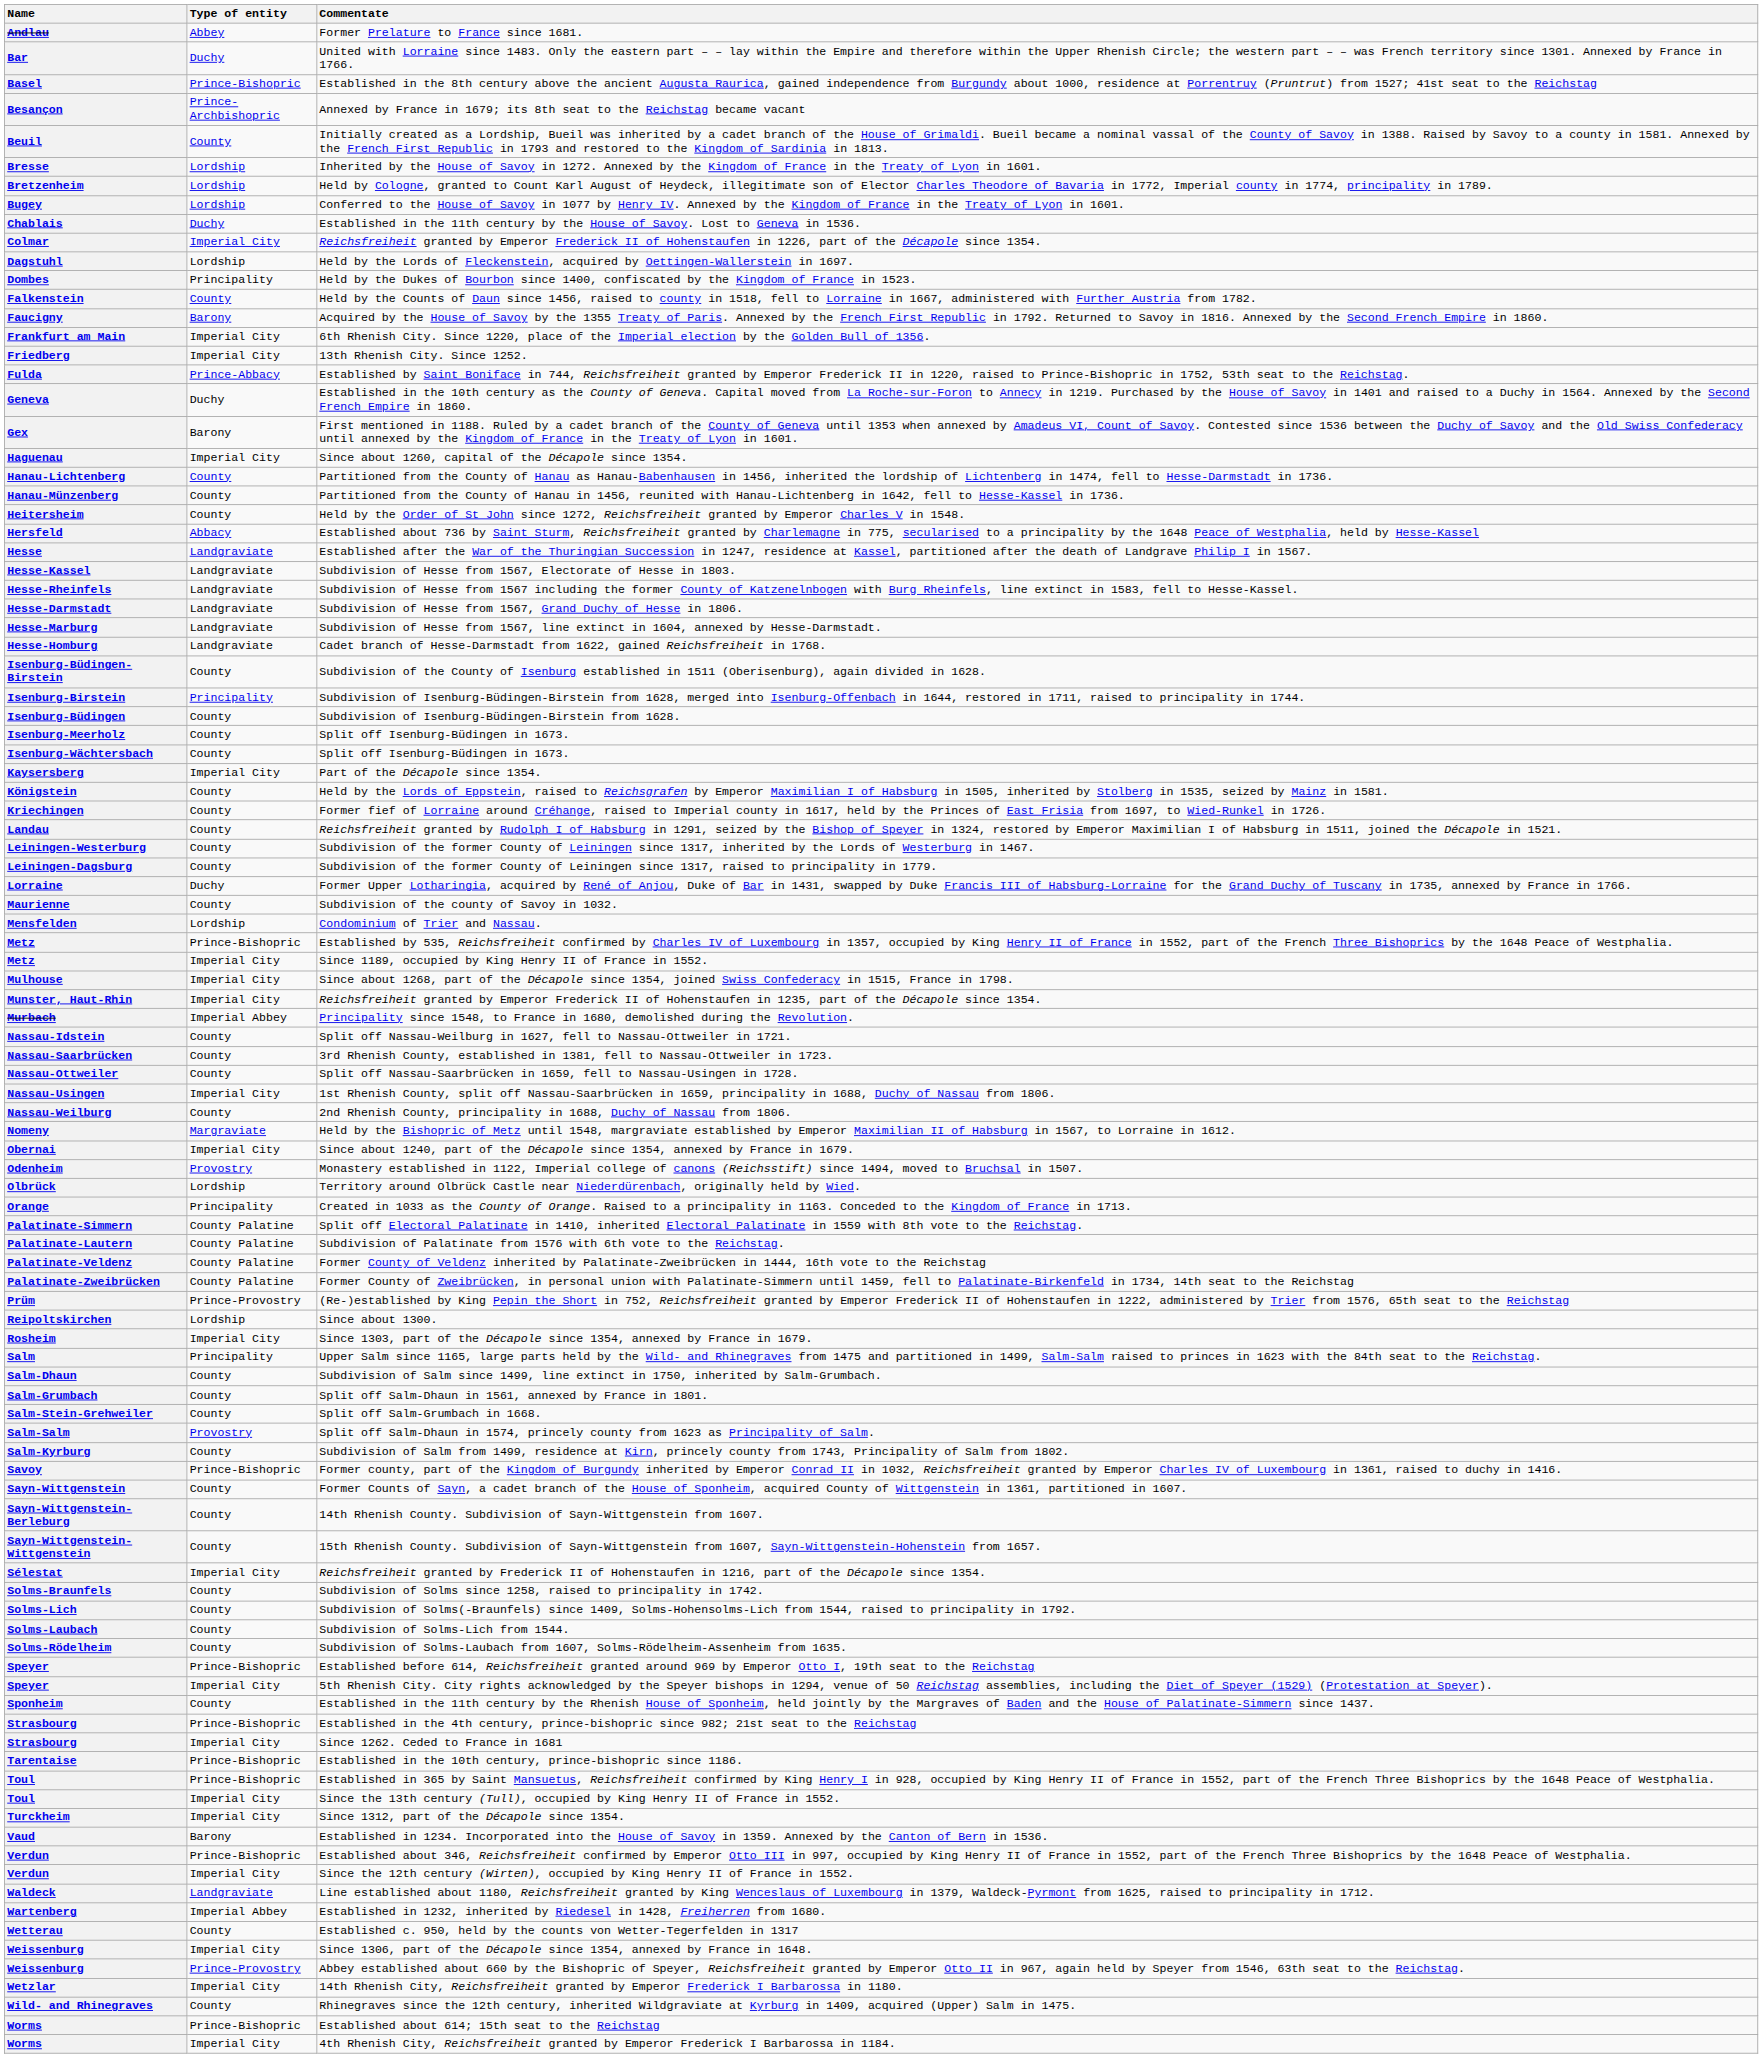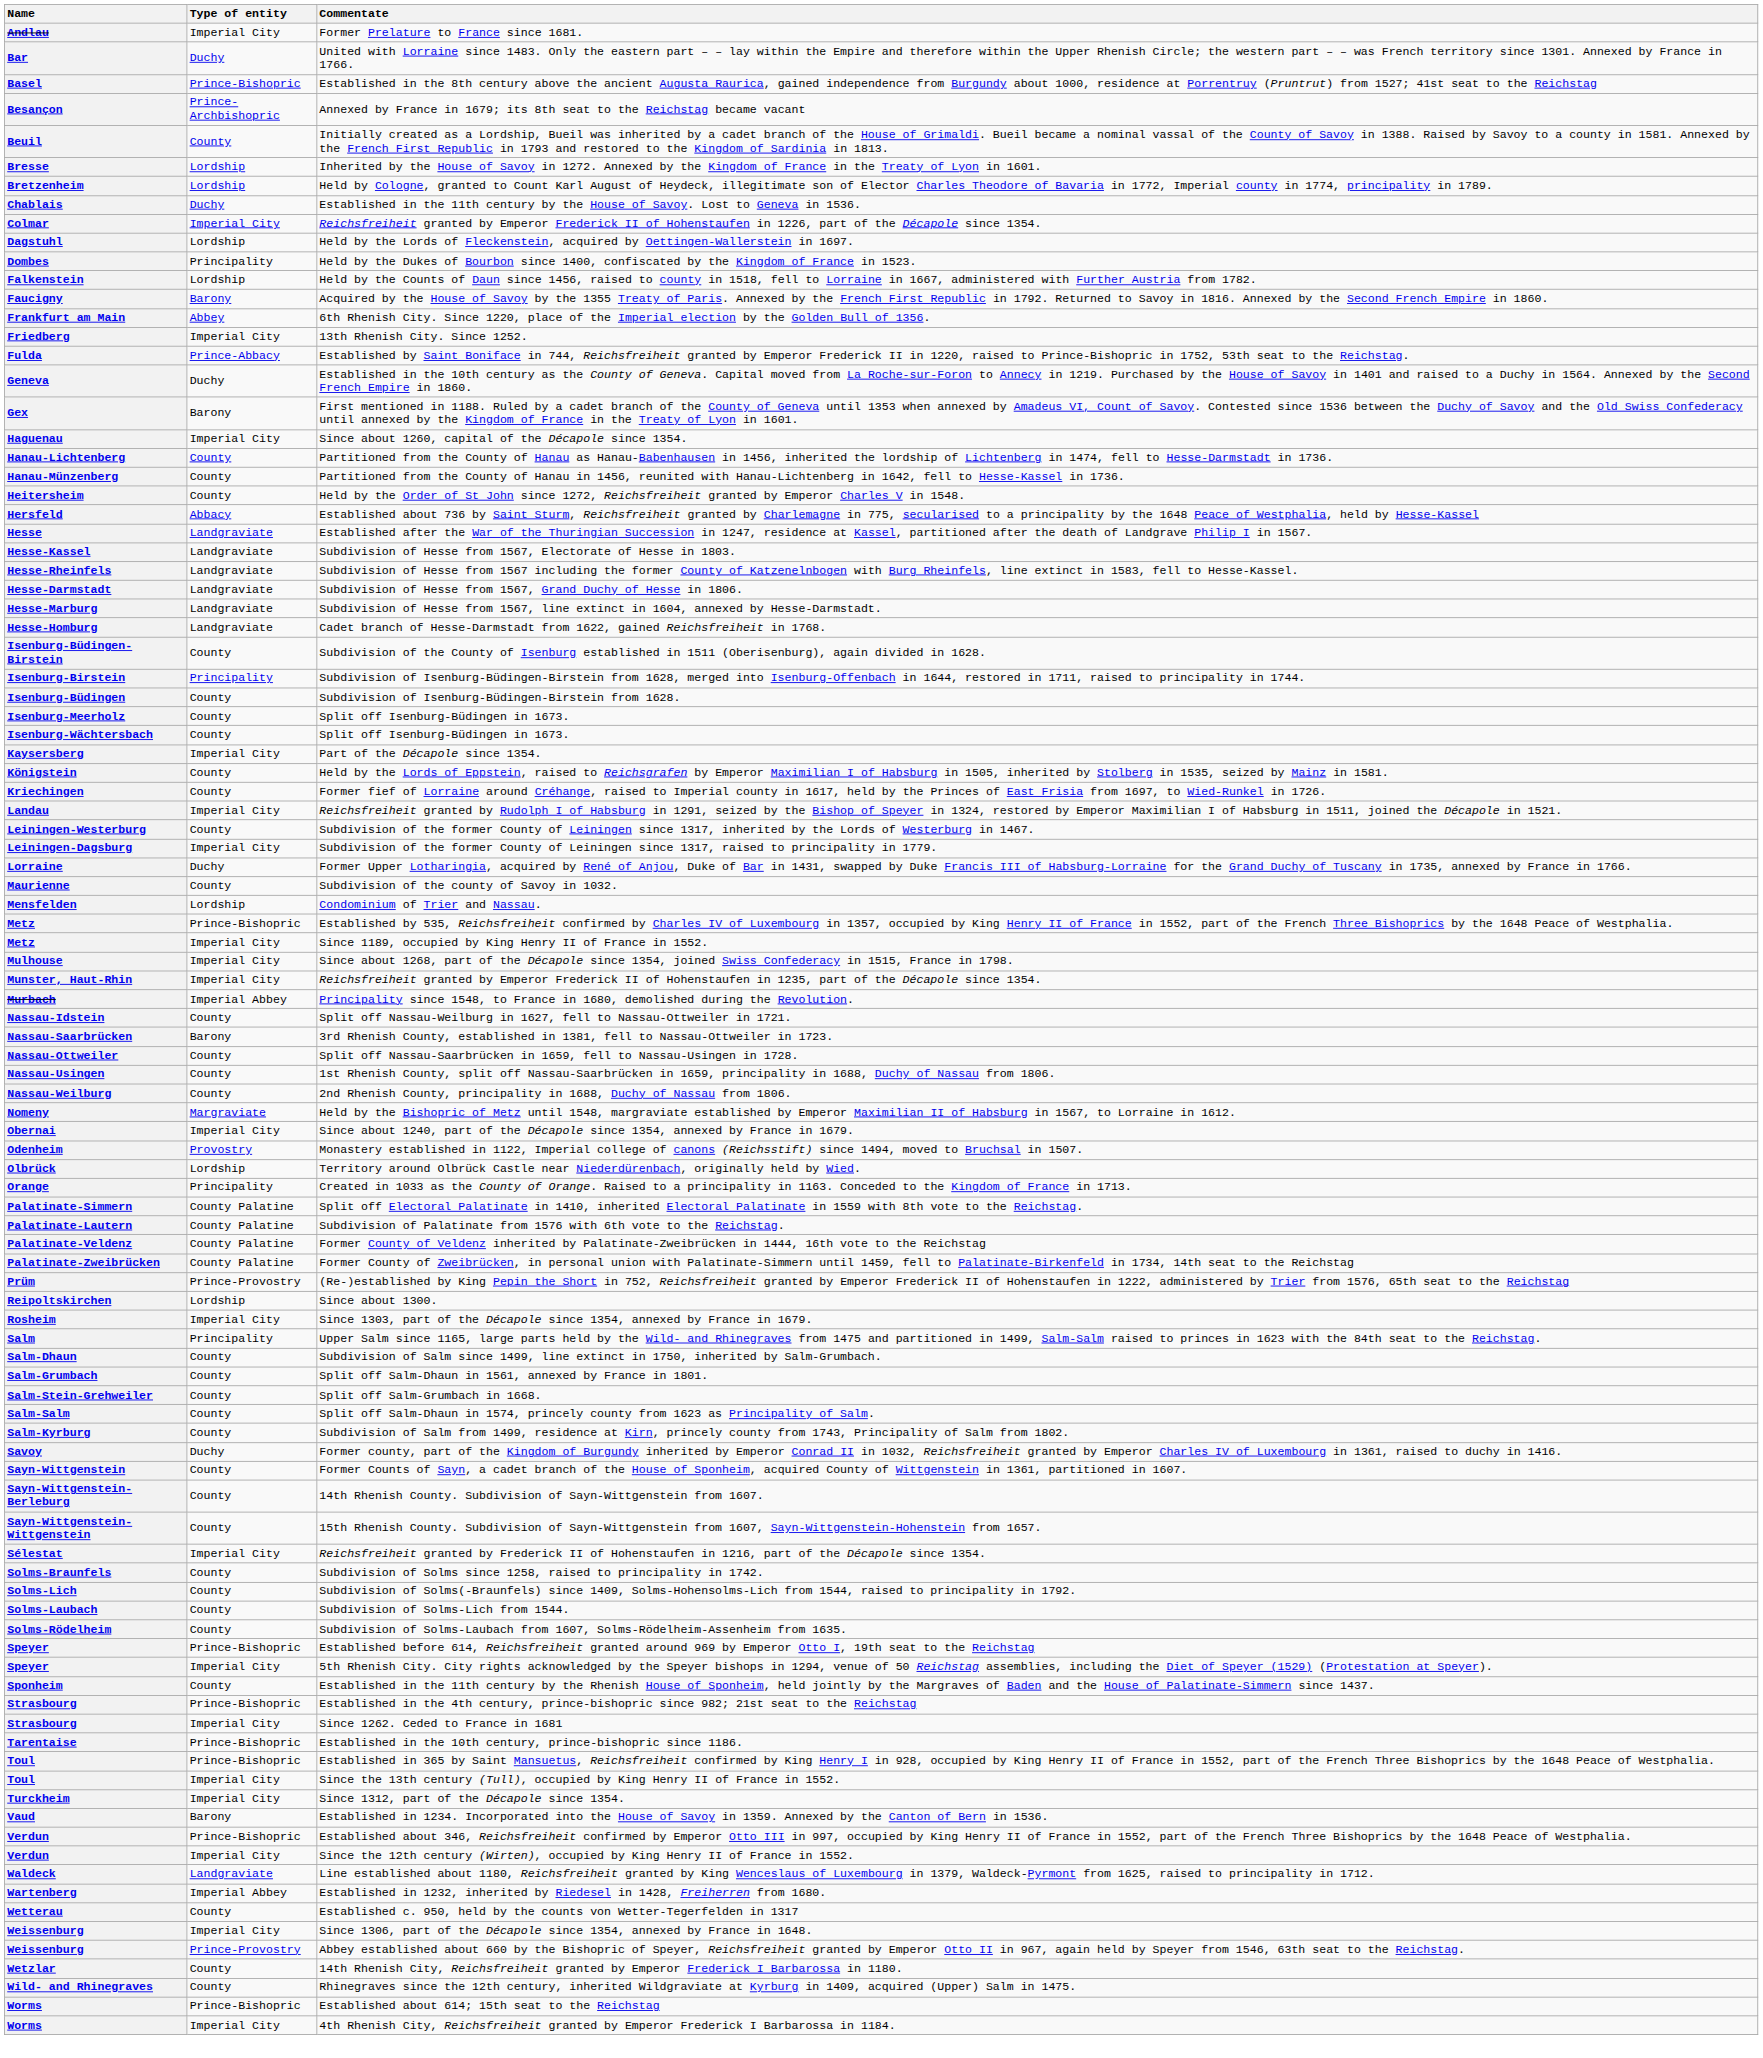(207, 33) Abbey -> (235, 33) Imperial City
- row: (25, 205)
(210, 299) County -> (217, 280) Lordship
(235, 337) Imperial City -> (207, 318) Abbey
(210, 829) County -> (235, 811) Imperial City
(210, 867) County -> (235, 848) Imperial City
(210, 1056) County -> (210, 1037) Barony
(235, 1093) Imperial City -> (210, 1075) County
(221, 1433) Provostry -> (210, 1414) County
(245, 1471) Prince-Bishopric -> (207, 1452) Duchy
(235, 1988) Imperial City -> (210, 1969) County
